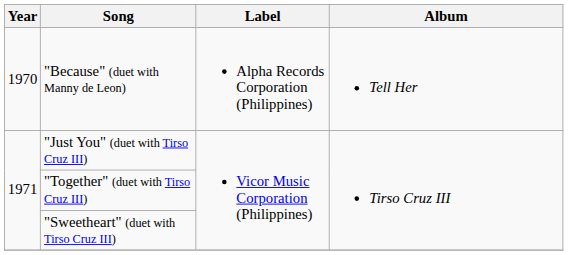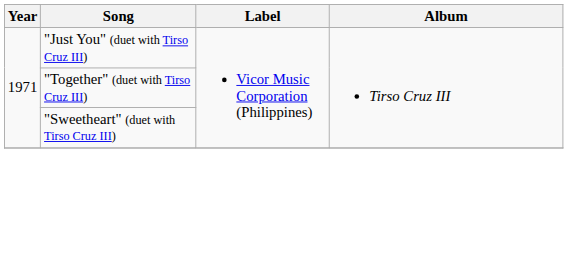- row: (101, 79)
